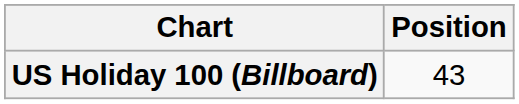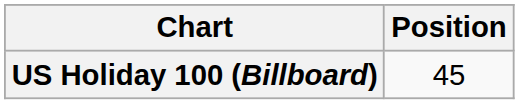(449, 74) 43 -> (449, 74) 45
